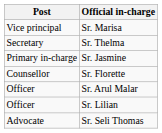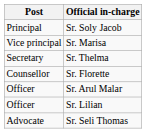+ row: (94, 27)
- row: (104, 58)
